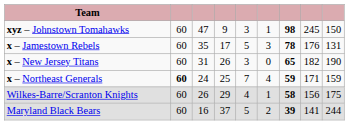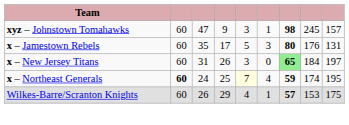(333, 29) 150 -> (333, 29) 157
(290, 45) 78 -> (290, 45) 80
(290, 62) no background -> (290, 62) lightgreen background
(312, 62) 182 -> (312, 62) 184
(333, 62) 190 -> (333, 62) 197
(247, 78) no background -> (247, 78) lightyellow background
(312, 78) 171 -> (312, 78) 174
(333, 78) 159 -> (333, 78) 195
(290, 95) 58 -> (290, 95) 57
(312, 95) 156 -> (312, 95) 153
- row: (54, 111)
